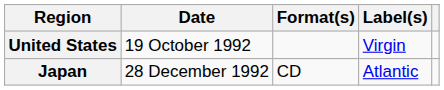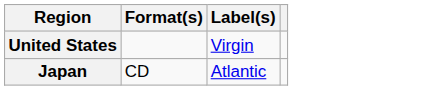- column: (197, 17)
